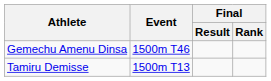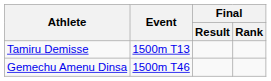rows swapped: (48, 68) <-> (67, 50)
